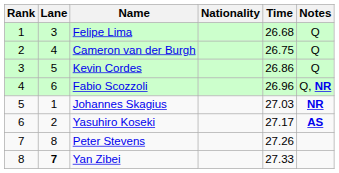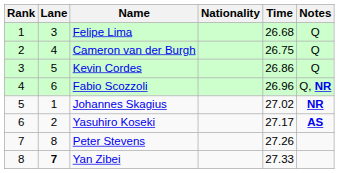(280, 104) 27.03 -> (280, 104) 27.02
